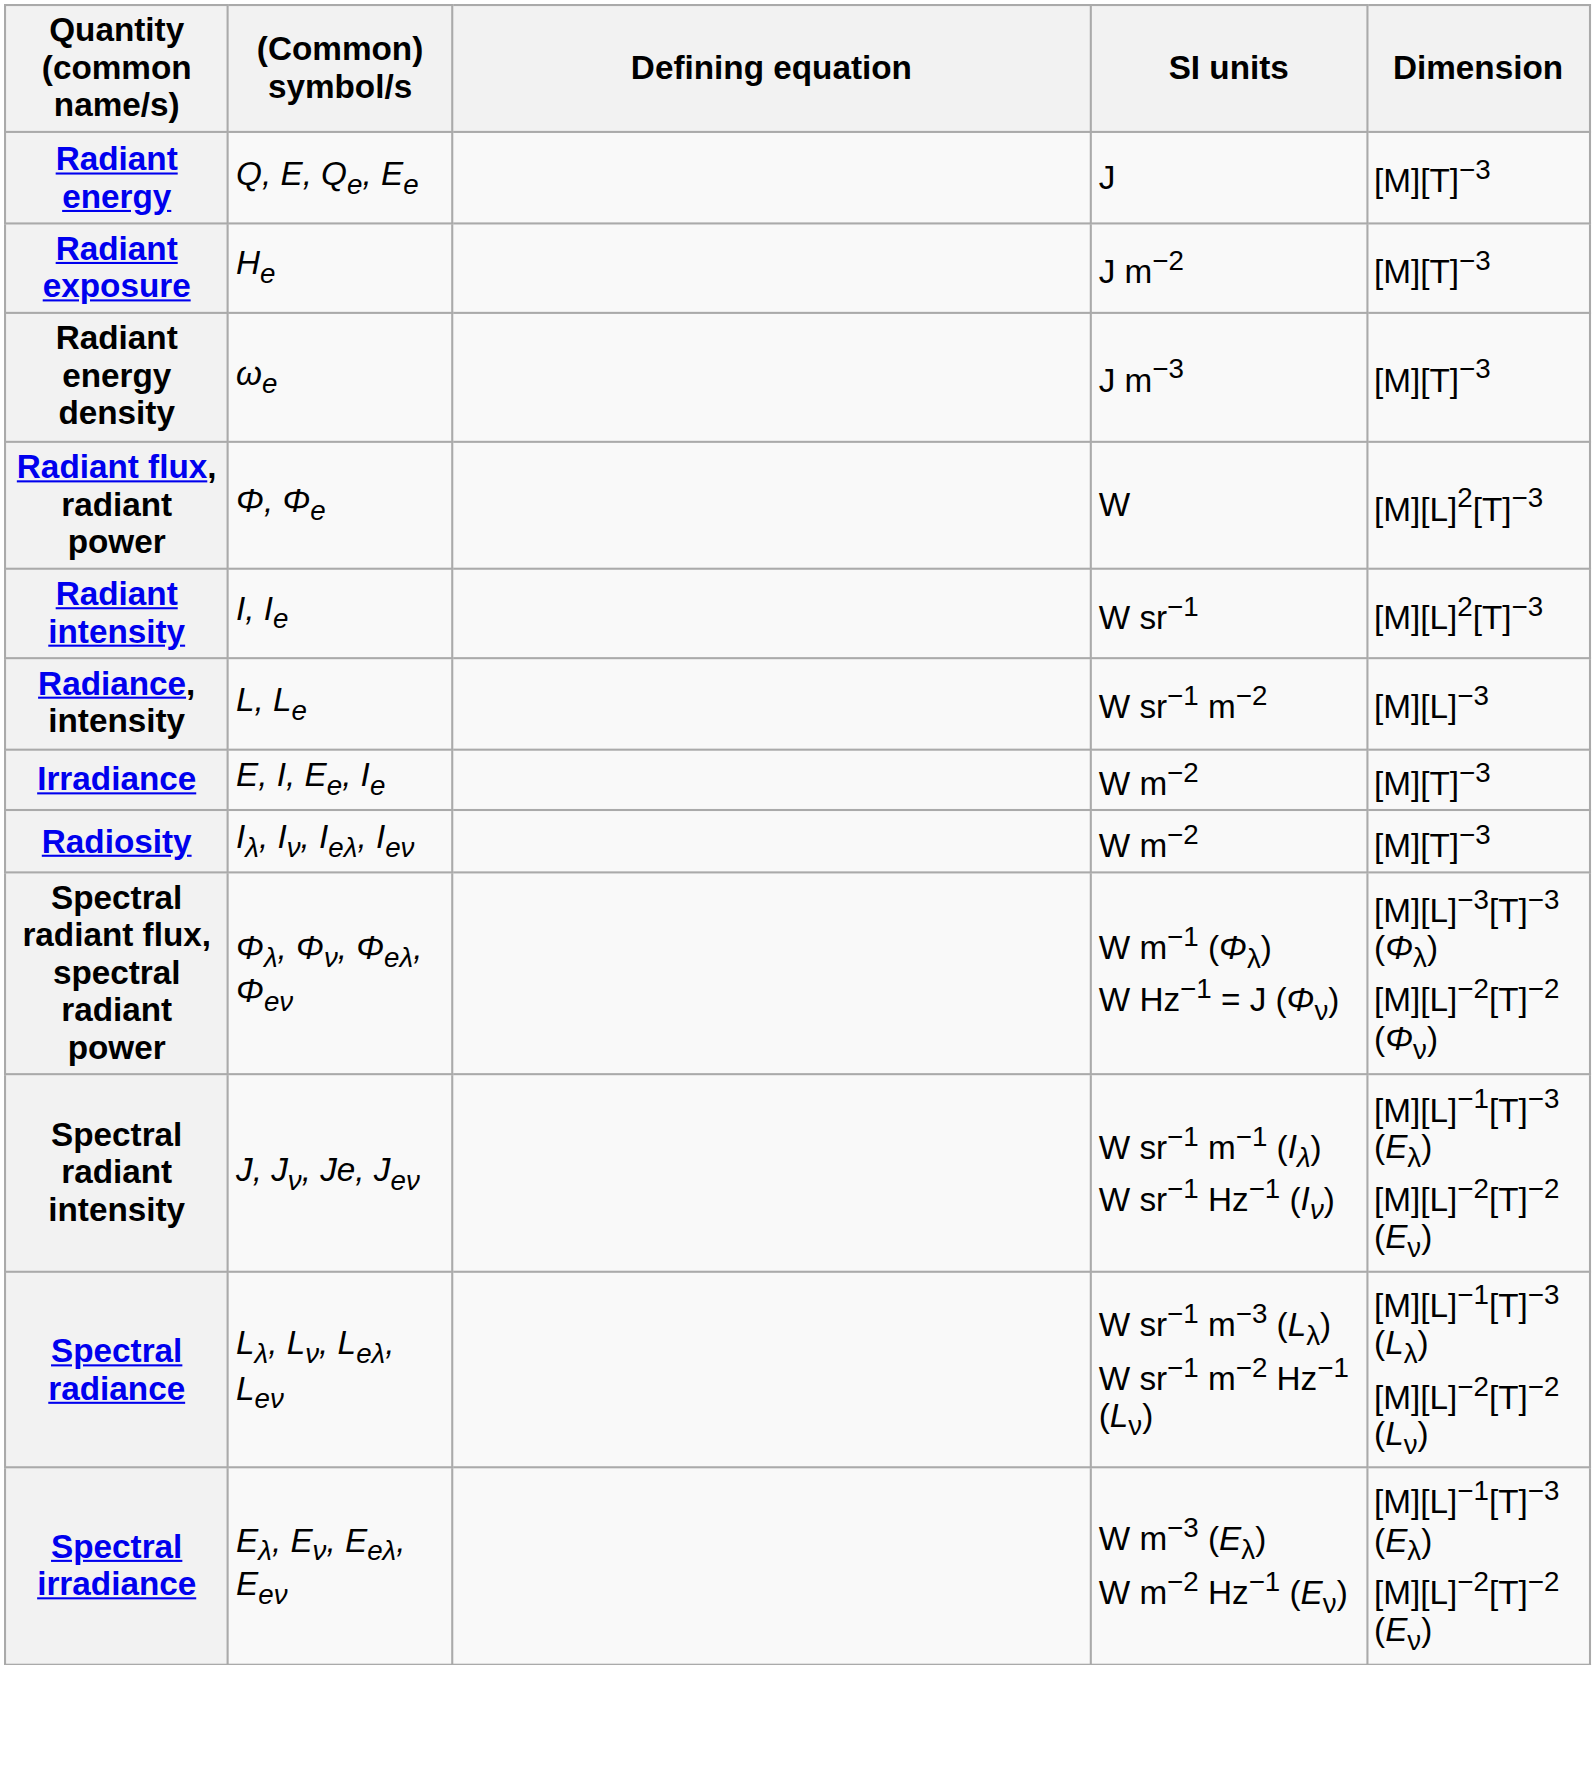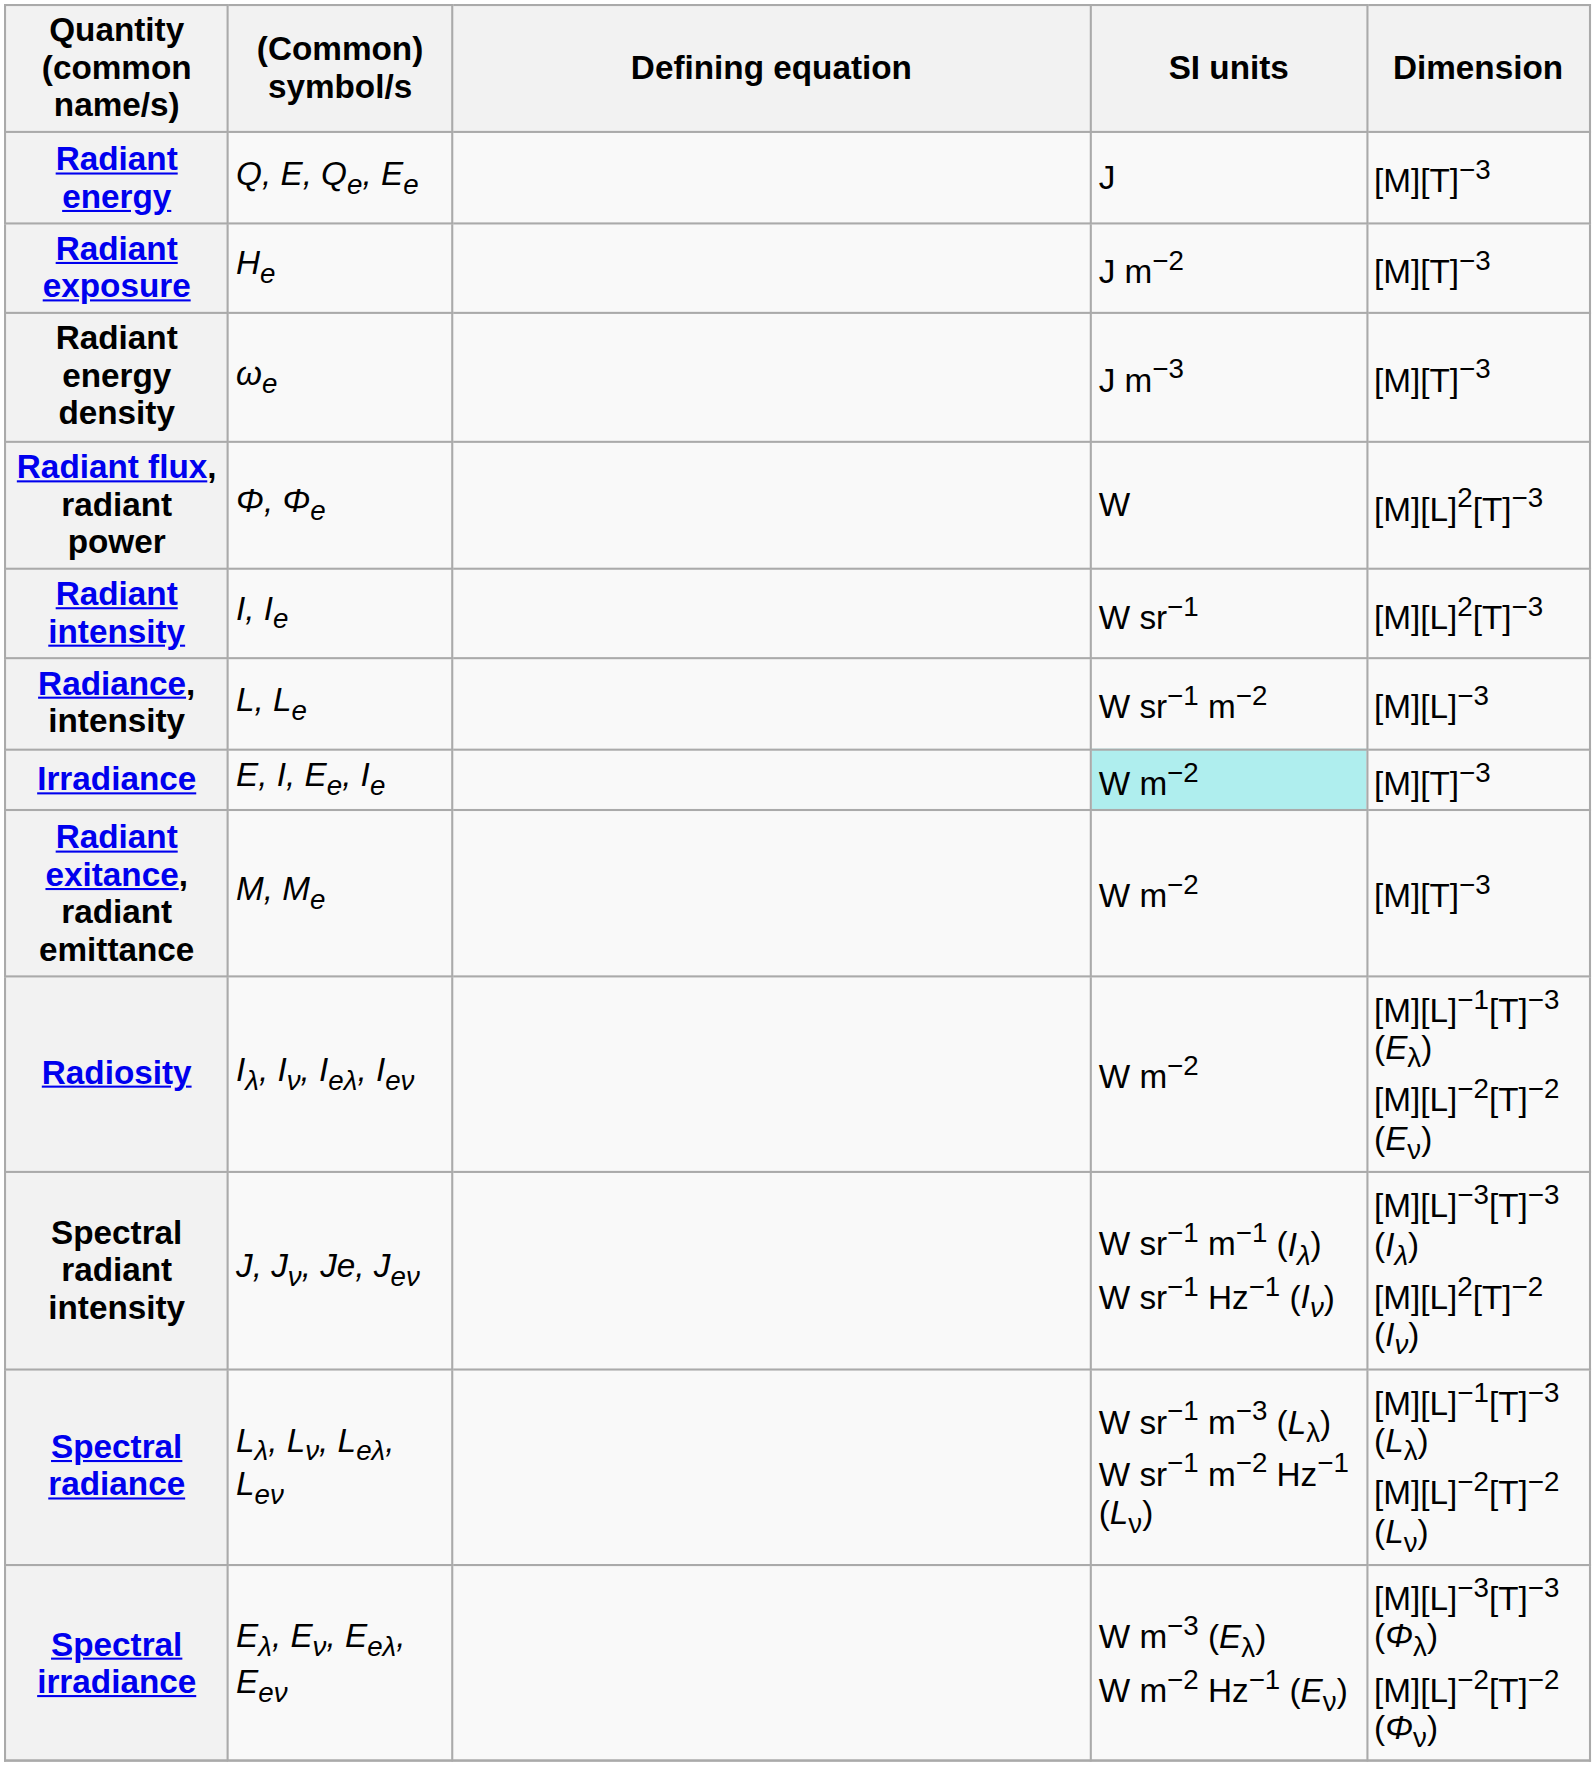(1149, 779) no background -> (1149, 779) paleturquoise background
+ row: (117, 892)
(1432, 841) [M][T]−3 -> (1467, 1074) [M][L]−1[T]−3 (Eλ) [M][L]−2[T]−2 (Eν)
- row: (117, 973)
(1467, 1173) [M][L]−1[T]−3 (Eλ) [M][L]−2[T]−2 (Eν) -> (1467, 1270) [M][L]−3[T]−3 (Iλ) [M][L]2[T]−2 (Iν)
(1467, 1566) [M][L]−1[T]−3 (Eλ) [M][L]−2[T]−2 (Eν) -> (1467, 1663) [M][L]−3[T]−3 (Φλ) [M][L]−2[T]−2 (Φν)
